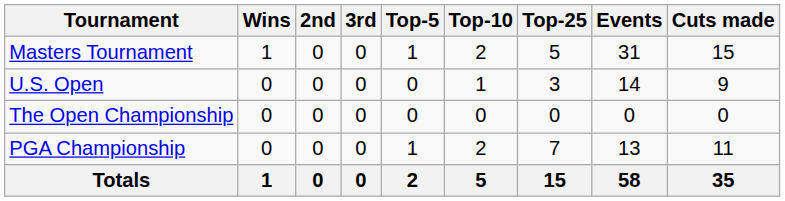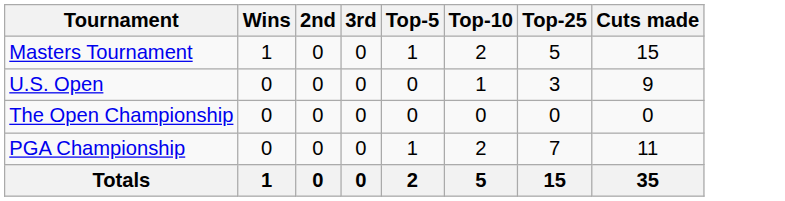- column: (629, 20)
